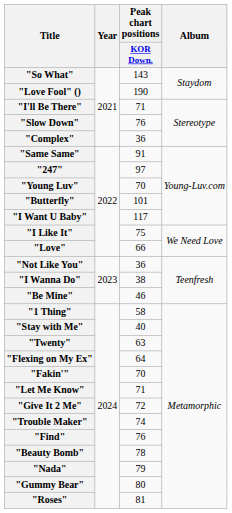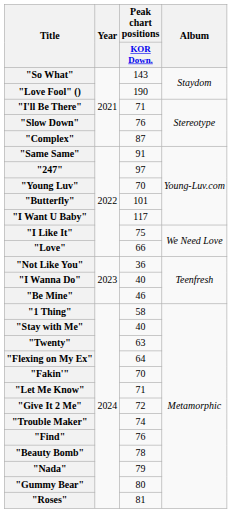(141, 138) 36 -> (141, 138) 87
(141, 280) 38 -> (141, 280) 40
